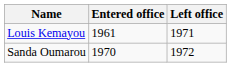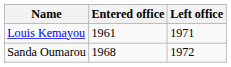(104, 52) 1970 -> (104, 52) 1968
